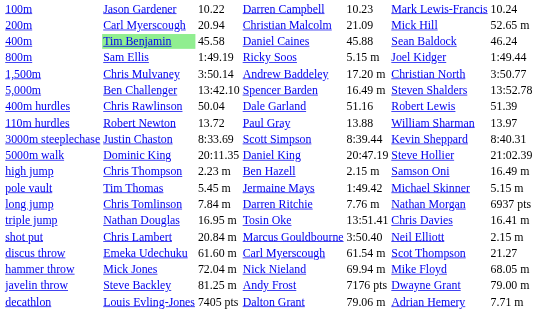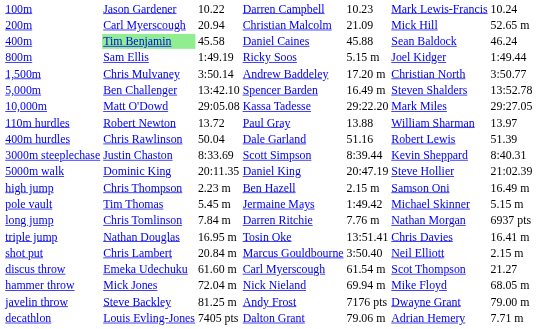+ row: (26, 106)
rows swapped: (37, 122) <-> (38, 106)
